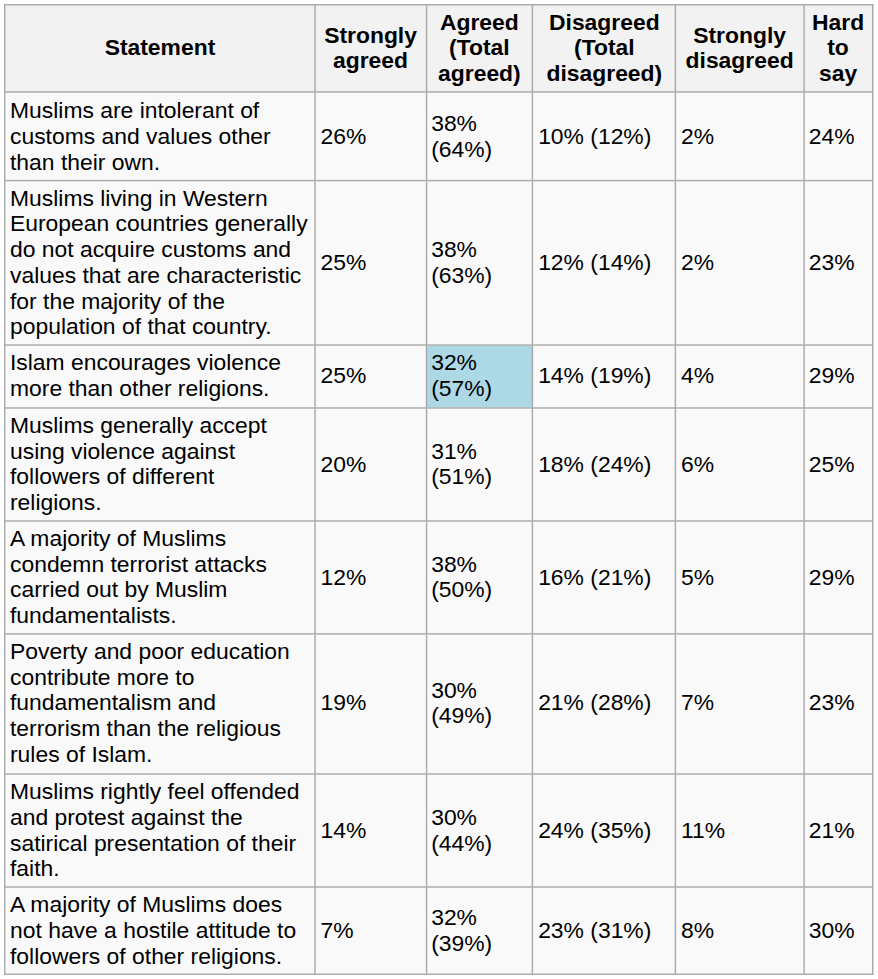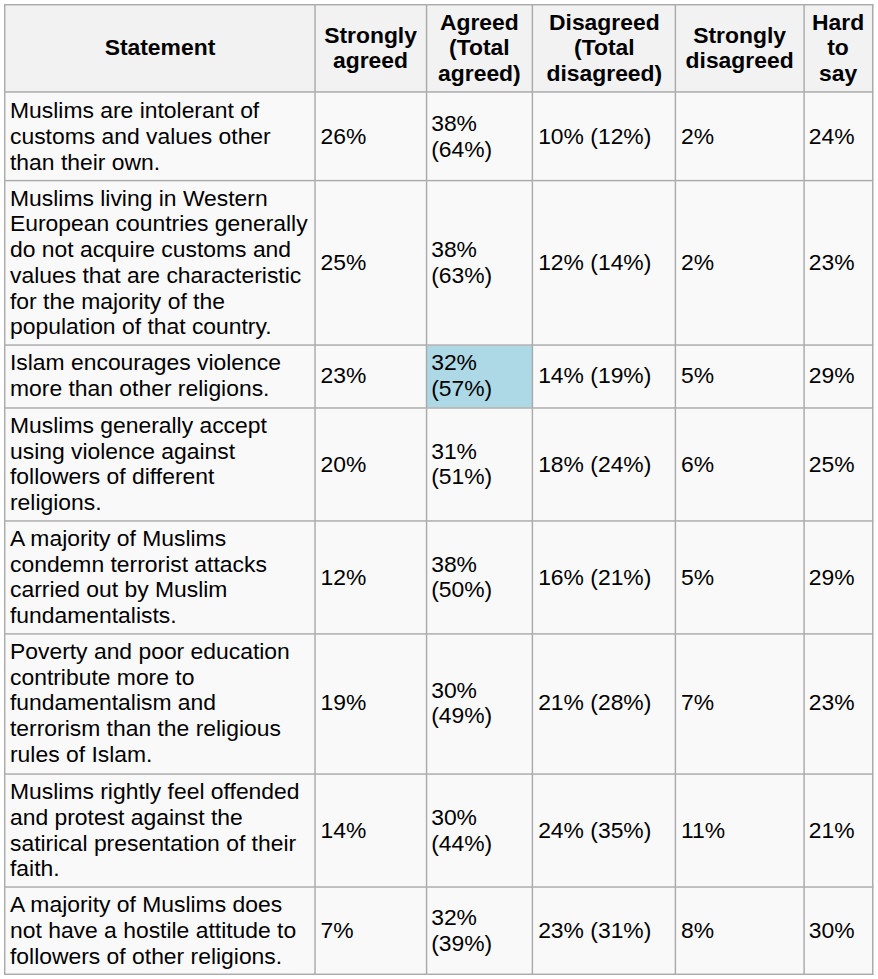(343, 376) 25% -> (343, 376) 23%
(698, 376) 4% -> (698, 376) 5%
